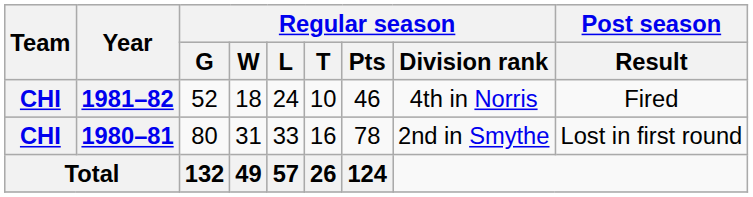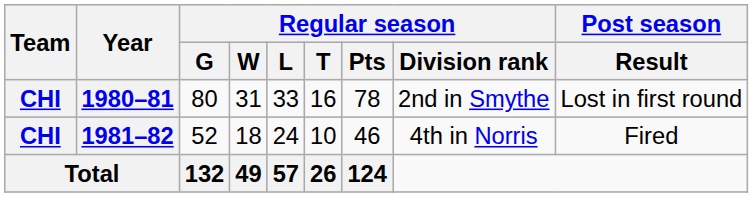rows swapped: (128, 136) <-> (128, 99)
